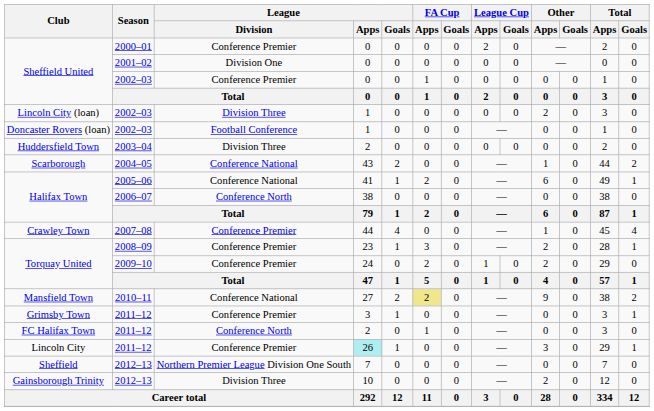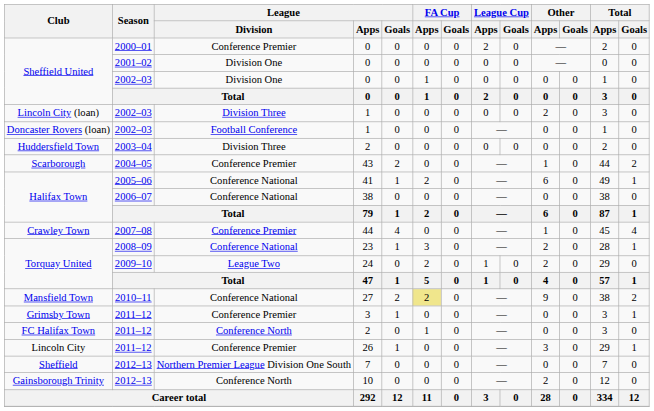(254, 79) Conference Premier -> (254, 79) Division One
(254, 163) Conference National -> (254, 163) Conference Premier
(254, 197) Conference North -> (254, 197) Conference National
(254, 247) Conference Premier -> (254, 247) Conference National
(254, 264) Conference Premier -> (254, 264) League Two
(368, 347) paleturquoise background -> (368, 347) no background
(254, 381) Division Three -> (254, 381) Conference North
